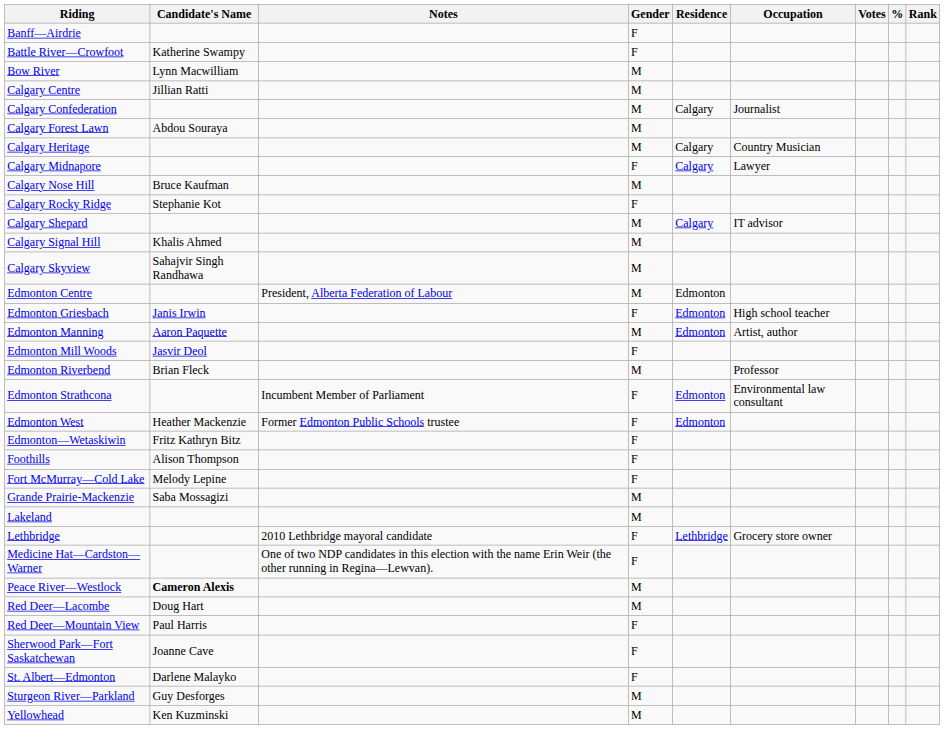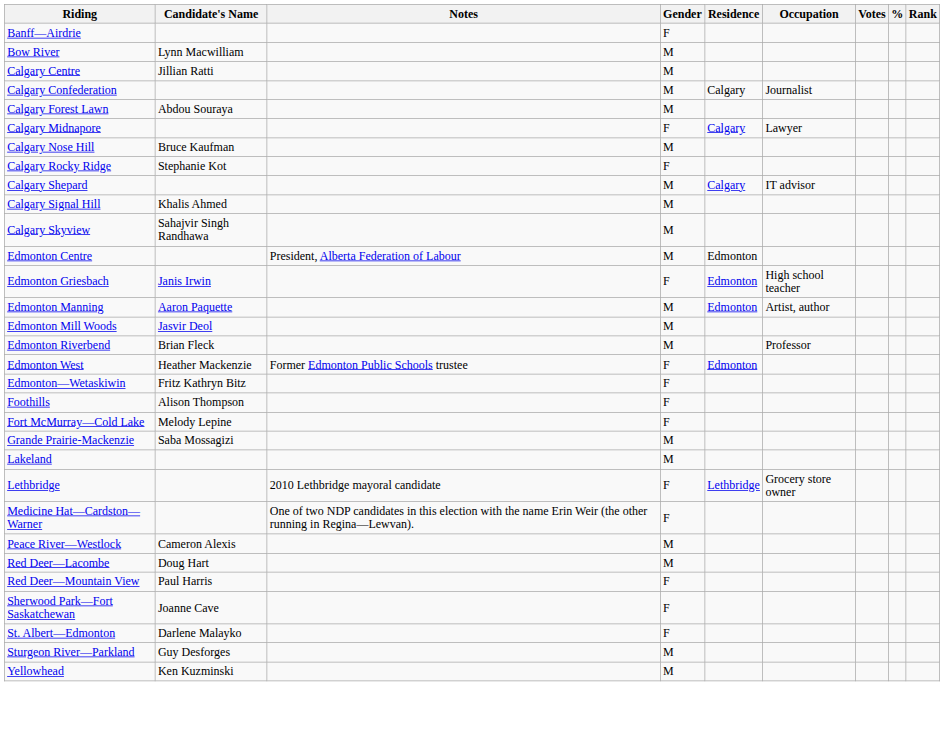- row: (65, 52)
- row: (48, 147)
(634, 351) F -> (668, 326) M
- row: (59, 395)
(193, 587) bold -> (197, 543) normal
